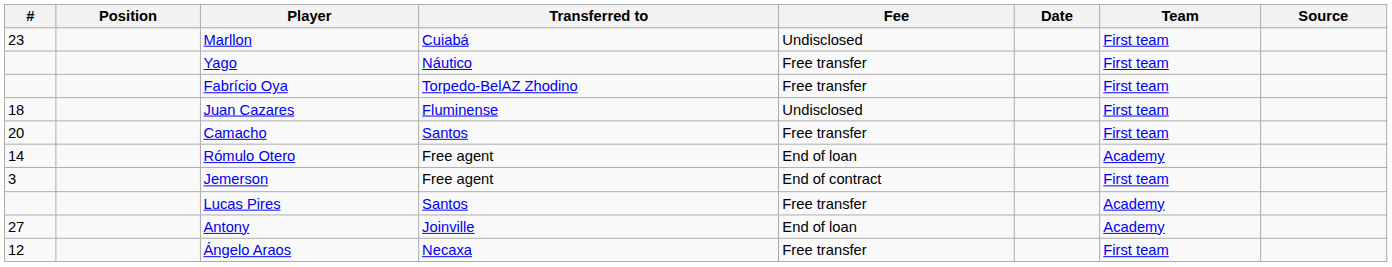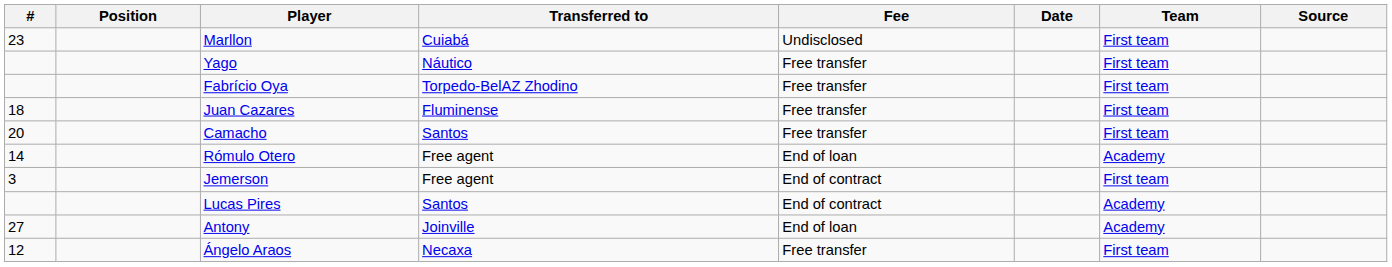(822, 110) Undisclosed -> (825, 110) Free transfer
(825, 203) Free transfer -> (832, 203) End of contract
